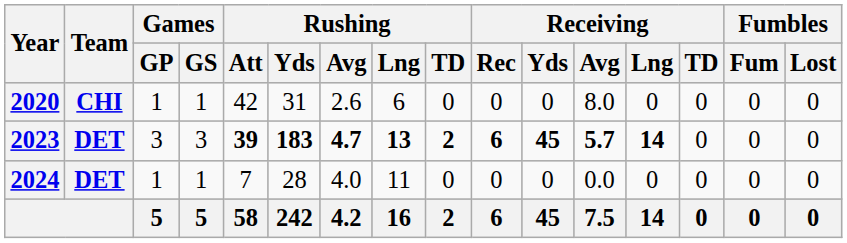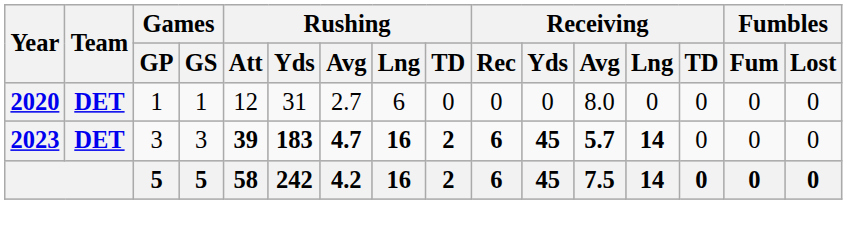(99, 101) CHI -> (99, 101) DET
(246, 101) 42 -> (246, 101) 12
(346, 101) 2.6 -> (346, 101) 2.7
(399, 140) 13 -> (399, 140) 16
- row: (35, 179)
